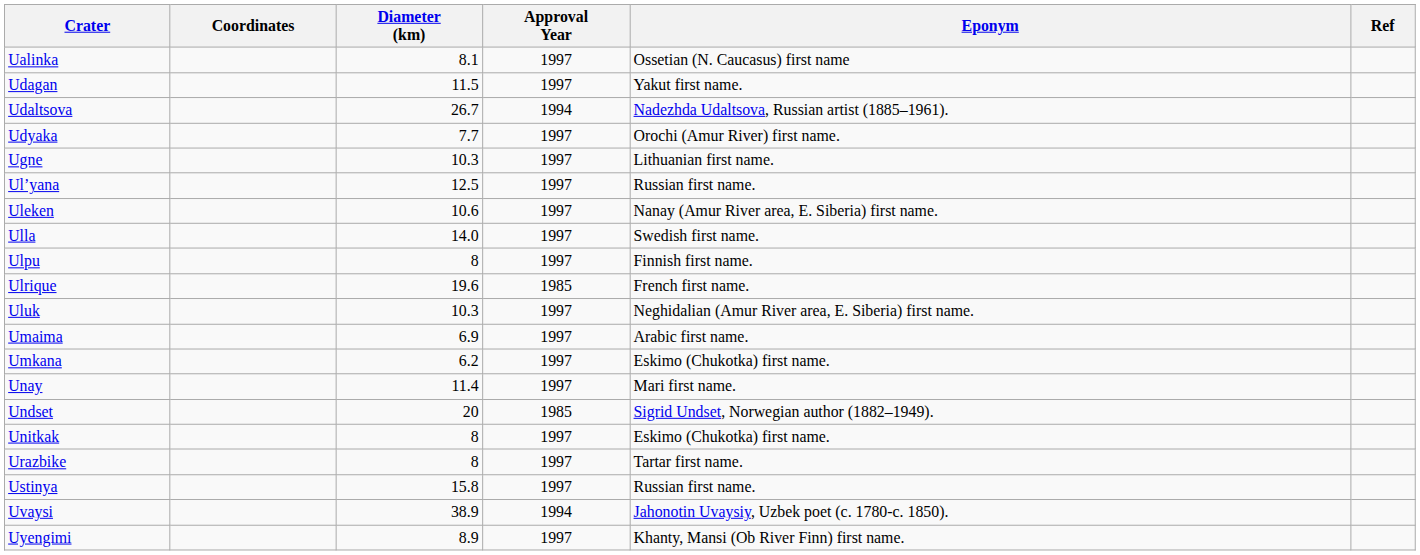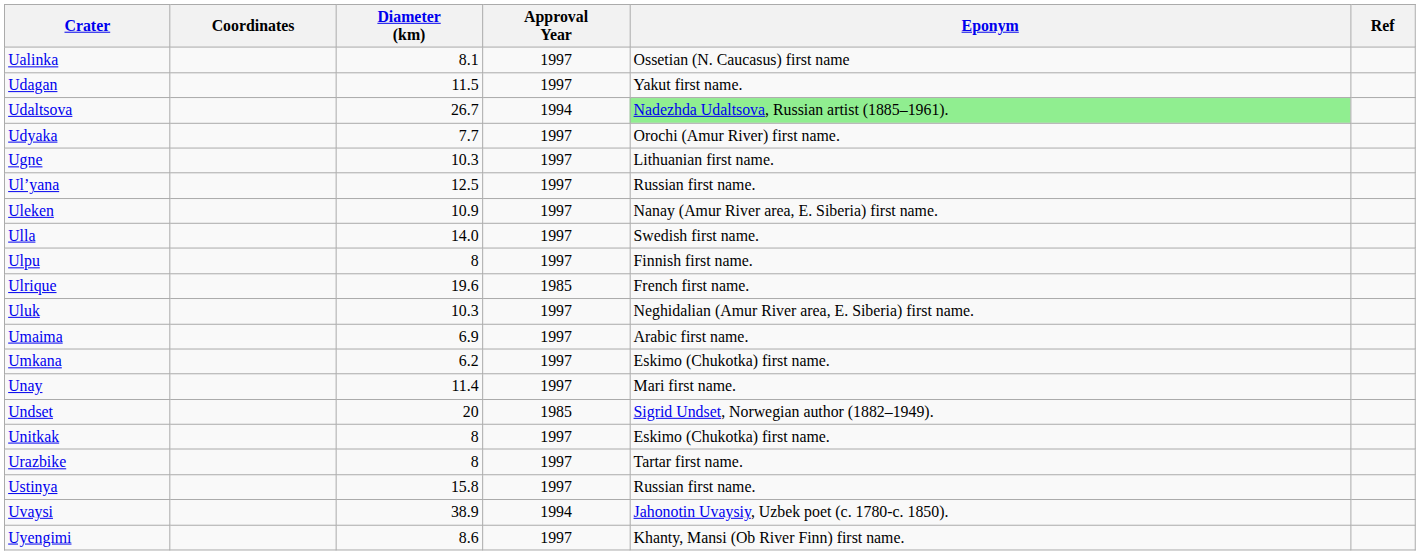(791, 110) no background -> (791, 110) lightgreen background
(465, 210) 10.6 -> (465, 210) 10.9
(469, 537) 8.9 -> (469, 537) 8.6
